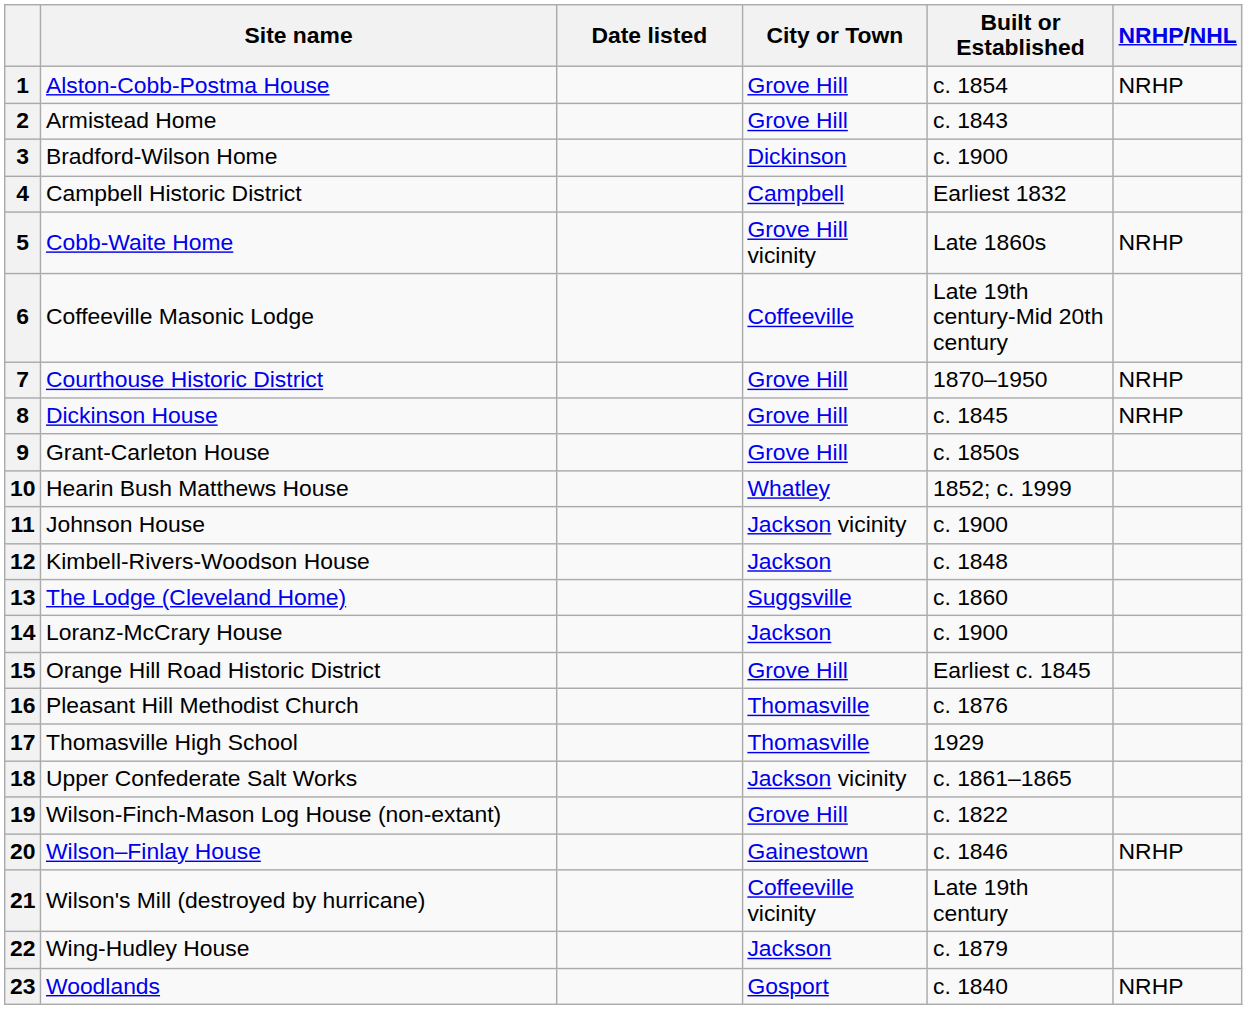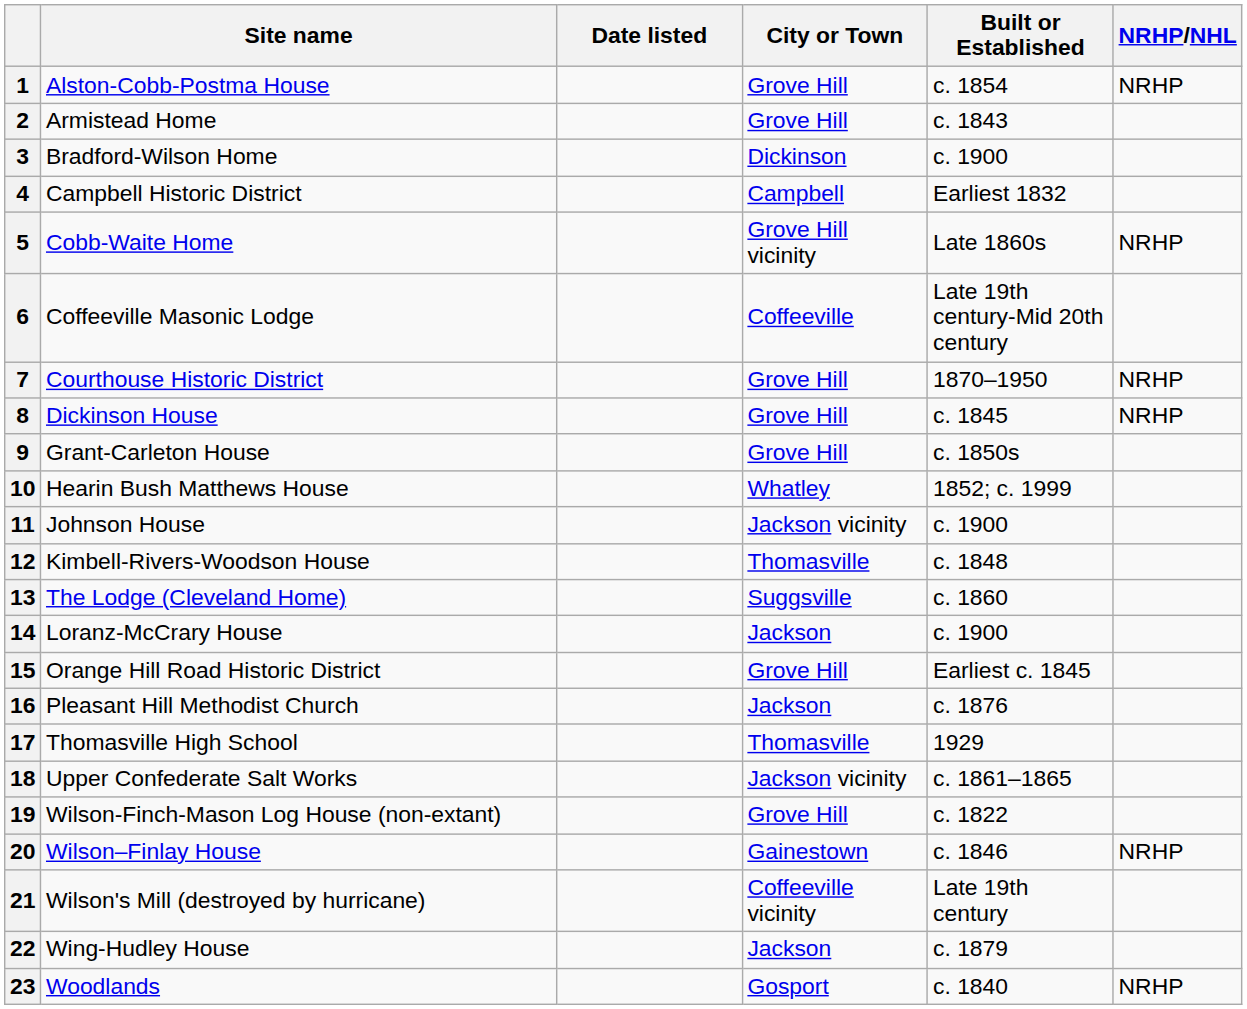(789, 561) Jackson -> (808, 561) Thomasville
(808, 706) Thomasville -> (789, 706) Jackson
